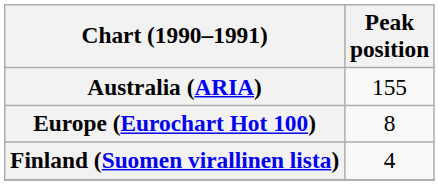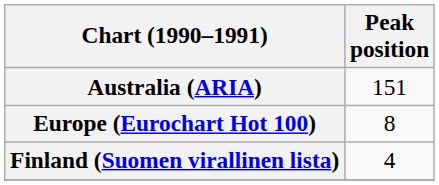(390, 86) 155 -> (390, 86) 151
